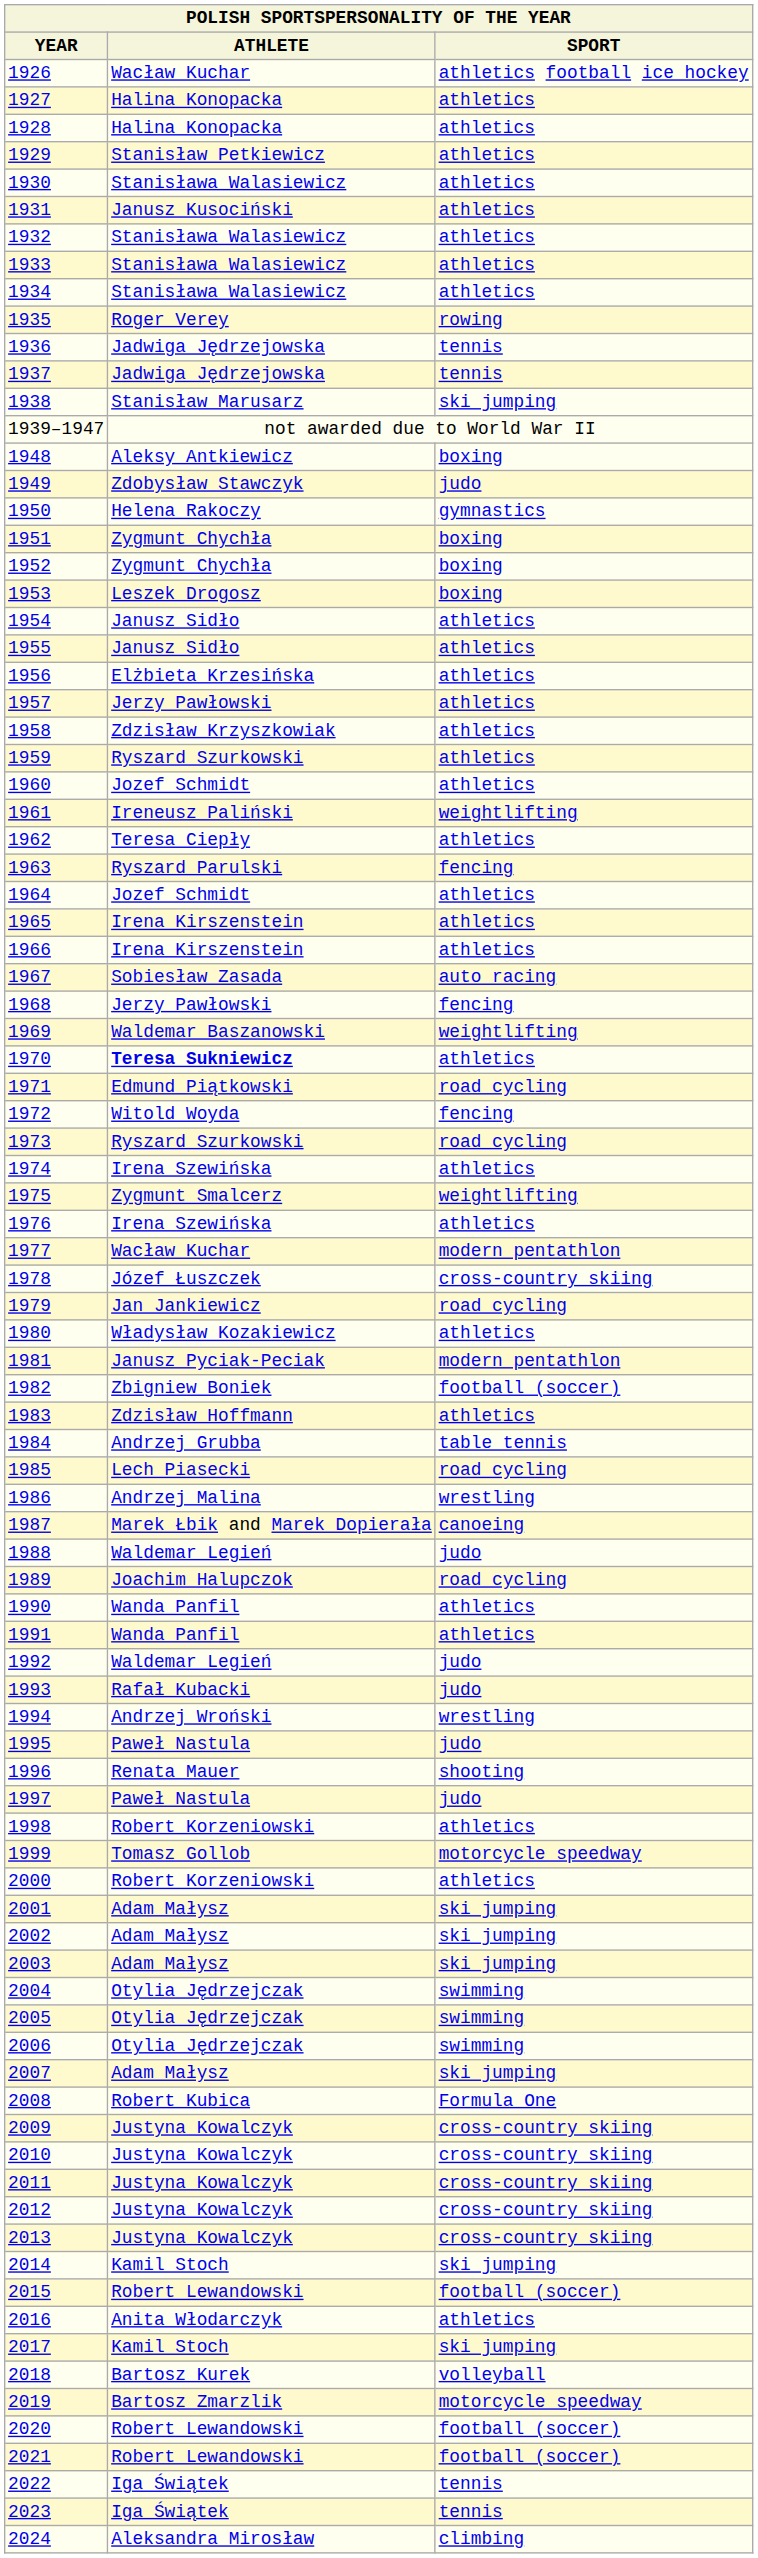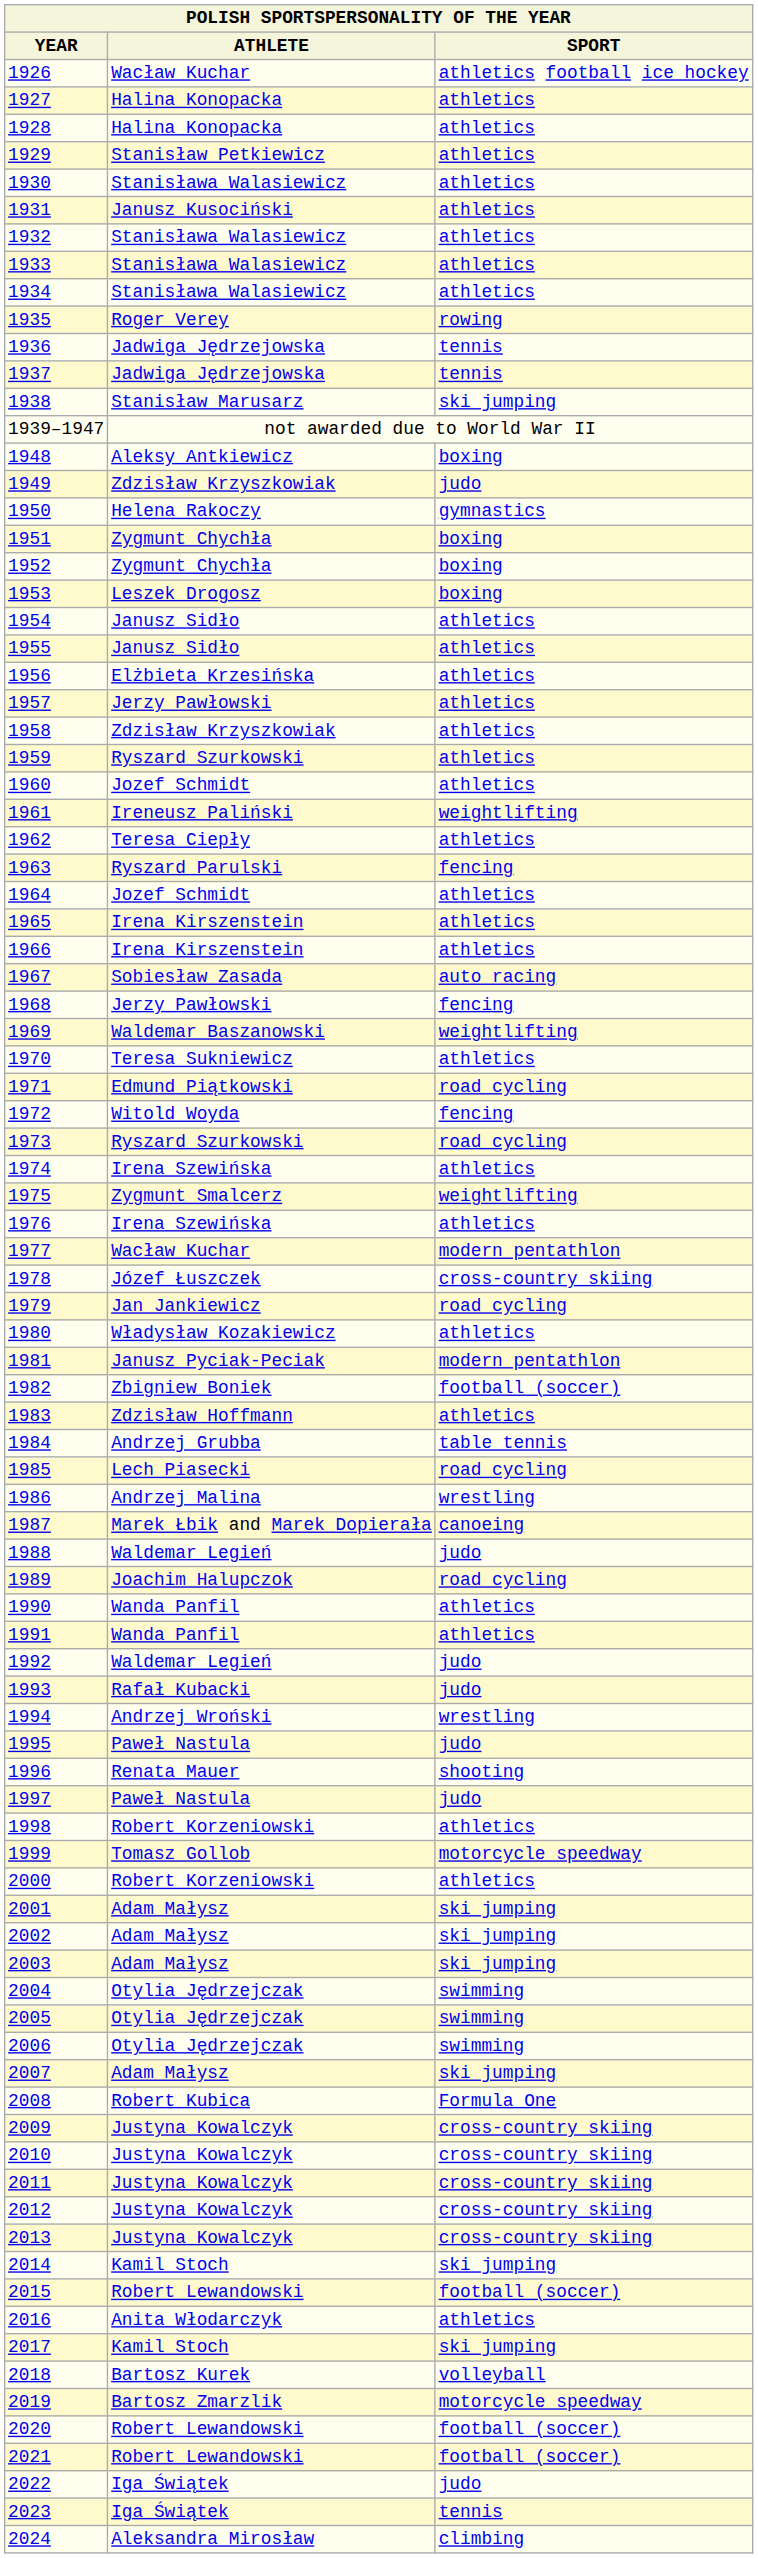(207, 484) Zdobysław Stawczyk -> (223, 484) Zdzisław Krzyszkowiak
(202, 1060) bold -> (202, 1060) normal
(471, 2484) tennis -> (460, 2484) judo
